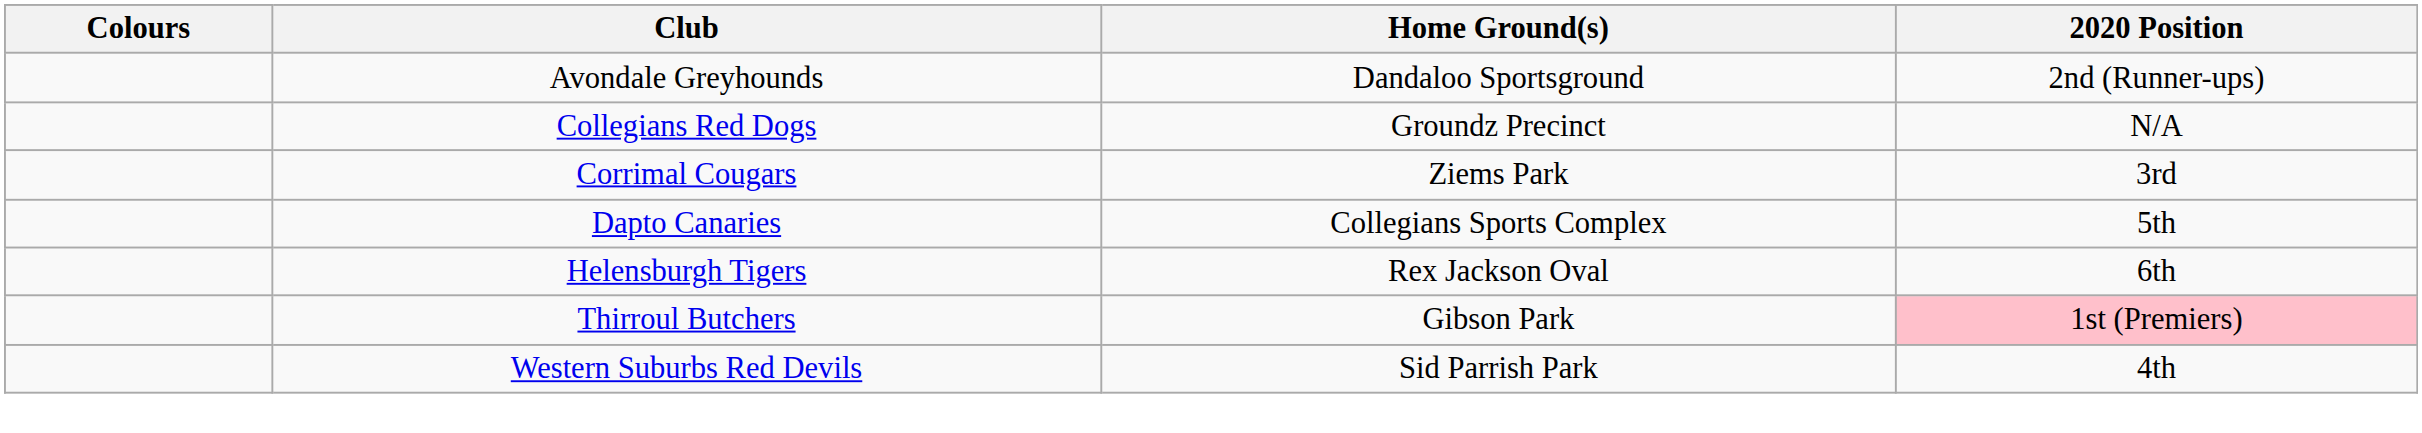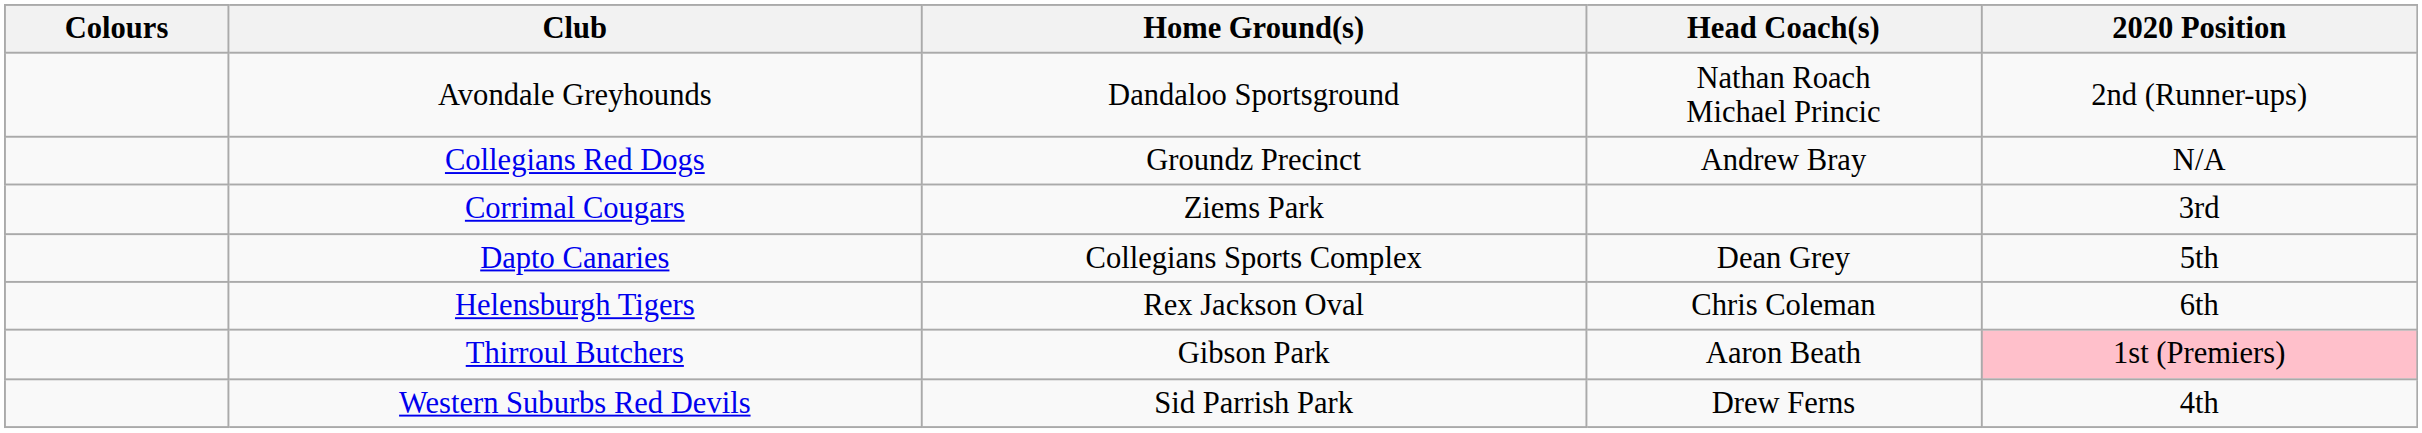+ column: (1783, 28)
